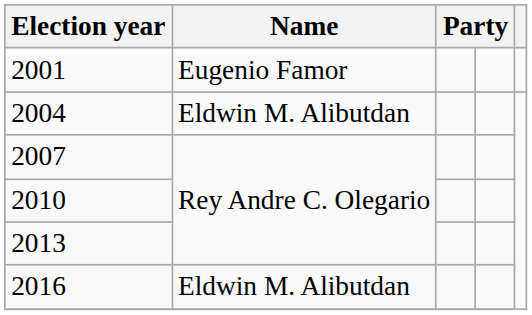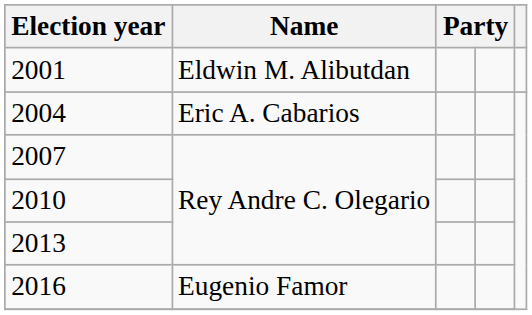(263, 69) Eugenio Famor -> (294, 69) Eldwin M. Alibutdan
(294, 112) Eldwin M. Alibutdan -> (269, 112) Eric A. Cabarios
(294, 286) Eldwin M. Alibutdan -> (263, 286) Eugenio Famor
